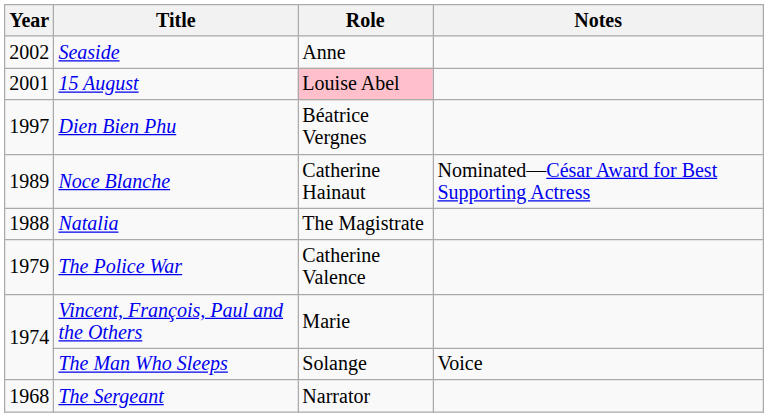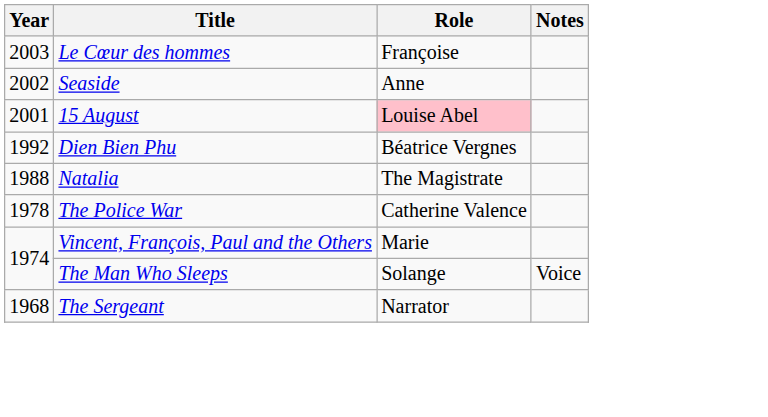+ row: (144, 52)
(29, 126) 1997 -> (29, 147) 1992
- row: (114, 180)
(29, 266) 1979 -> (29, 210) 1978
